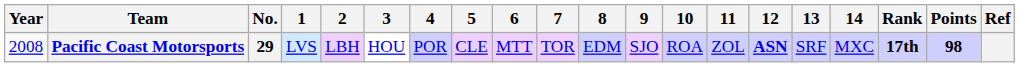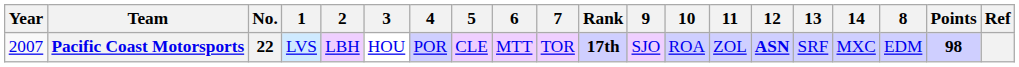columns swapped: (602, 18) <-> (902, 18)
(26, 46) 2008 -> (26, 46) 2007
(265, 46) 29 -> (265, 46) 22
